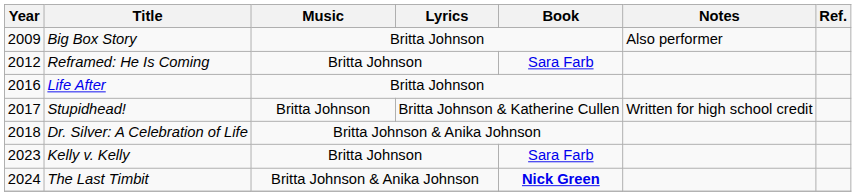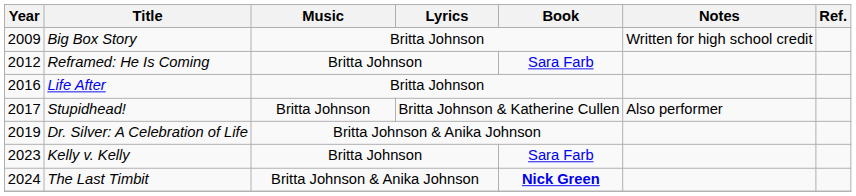(674, 39) Also performer -> (719, 39) Written for high school credit
(719, 109) Written for high school credit -> (674, 109) Also performer
(24, 132) 2018 -> (24, 132) 2019
